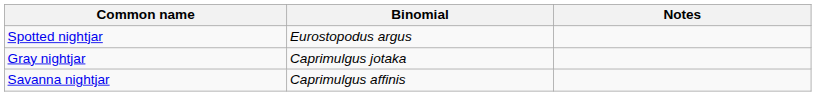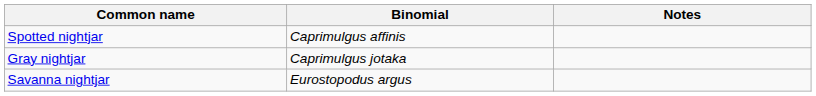(351, 36) Eurostopodus argus -> (348, 36) Caprimulgus affinis
(348, 79) Caprimulgus affinis -> (351, 79) Eurostopodus argus
